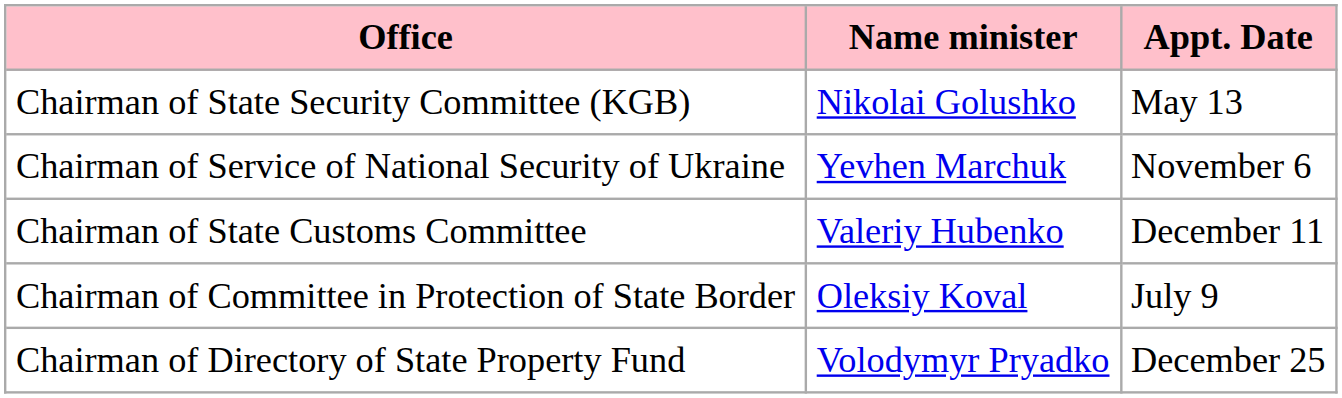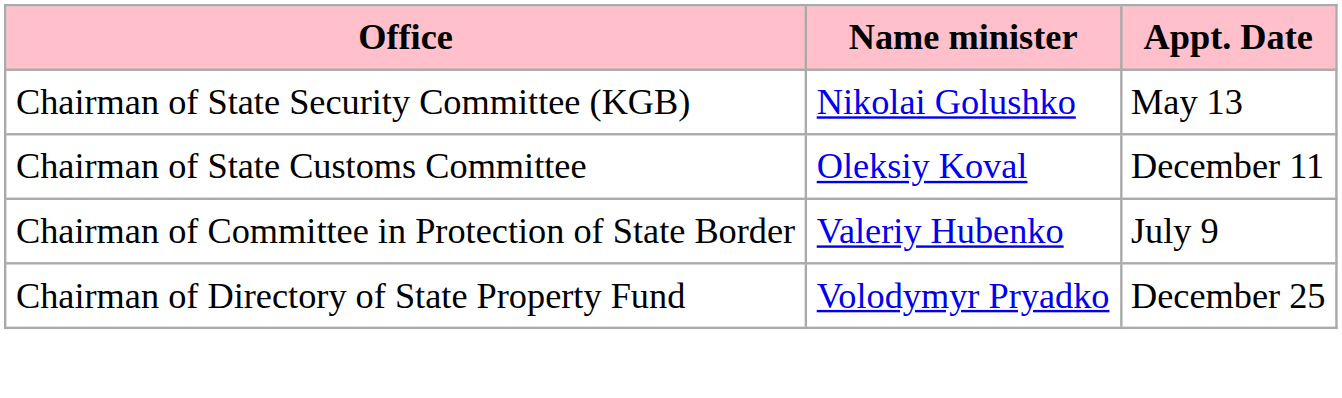- row: (400, 166)
(940, 230) Valeriy Hubenko -> (922, 166) Oleksiy Koval
(922, 295) Oleksiy Koval -> (940, 230) Valeriy Hubenko
